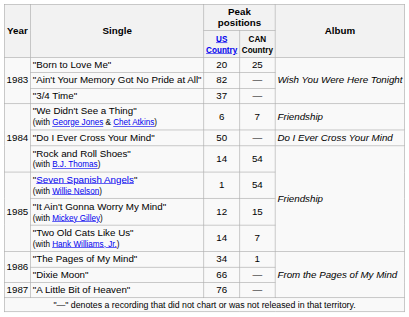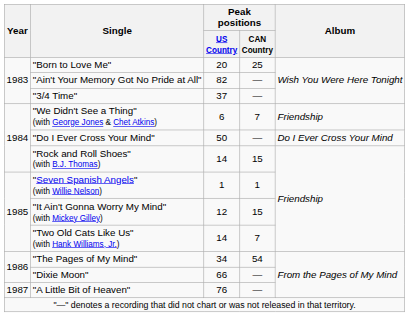(257, 159) 54 -> (257, 159) 15
(257, 185) 54 -> (257, 185) 1
(257, 259) 1 -> (257, 259) 54
